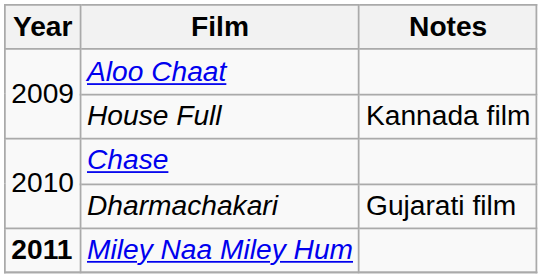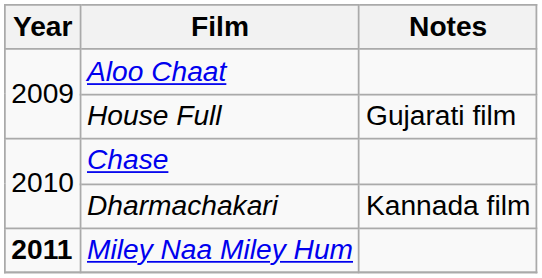(448, 116) Kannada film -> (441, 116) Gujarati film
(441, 205) Gujarati film -> (448, 205) Kannada film
